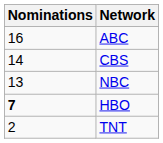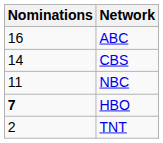(16, 82) 13 -> (15, 82) 11
